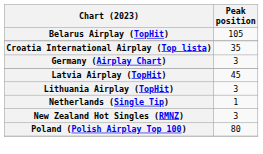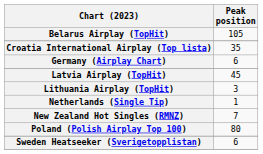(236, 61) 3 -> (236, 61) 6
(236, 116) 3 -> (236, 116) 7
+ row: (109, 143)
